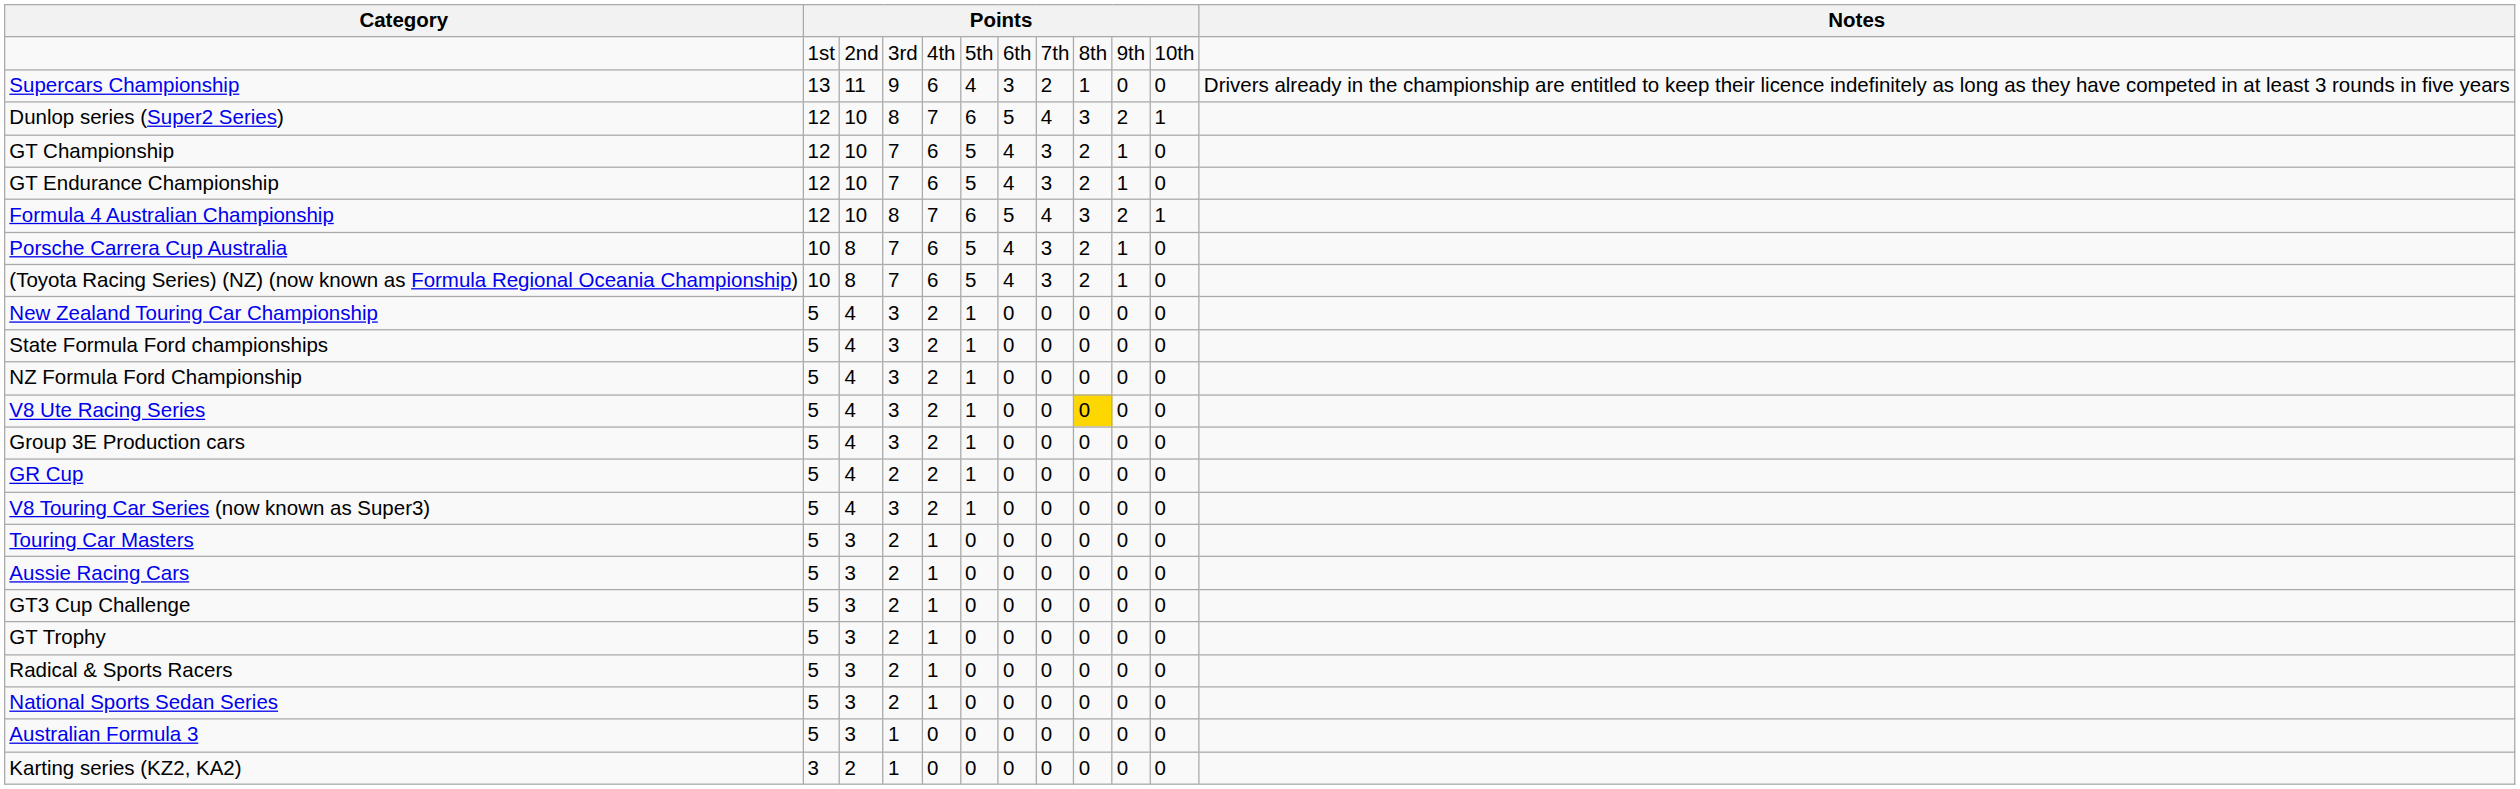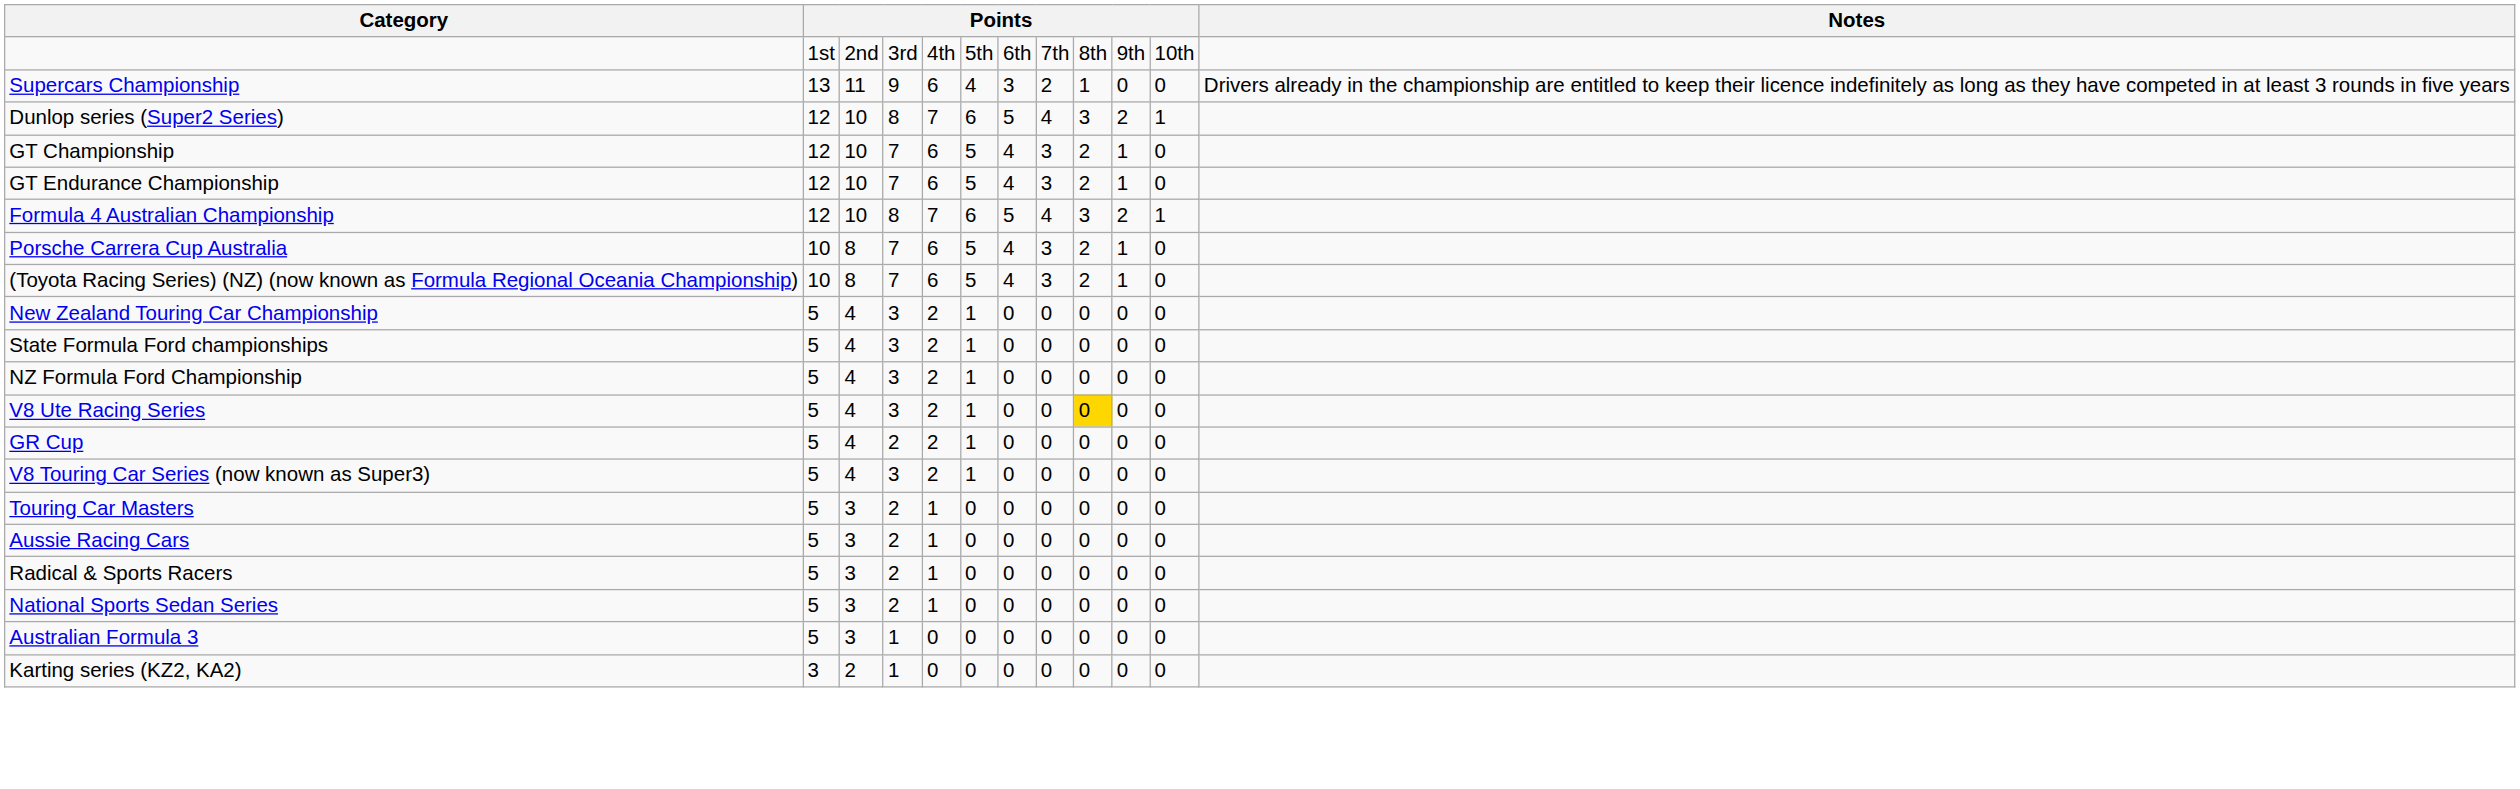- row: (127, 442)
- row: (100, 605)
- row: (58, 637)
